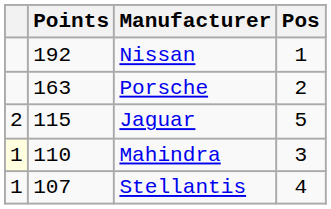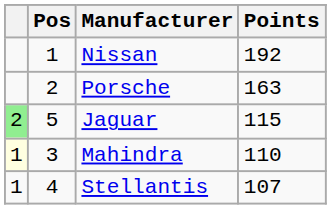columns swapped: (301, 22) <-> (71, 22)
(16, 121) no background -> (16, 121) lightgreen background
